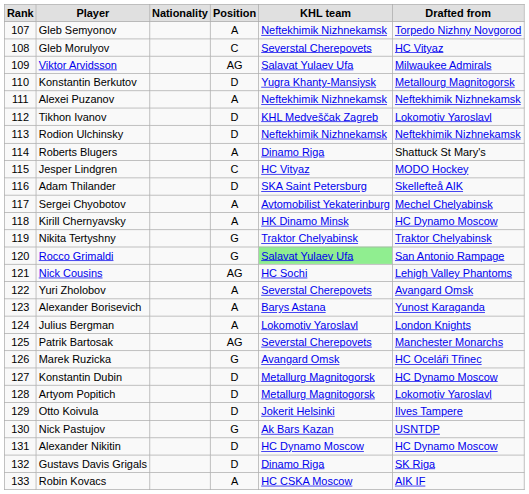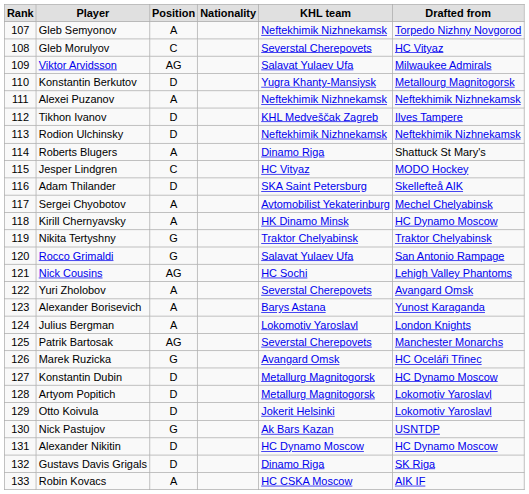columns swapped: (235, 13) <-> (180, 13)
(443, 117) Lokomotiv Yaroslavl -> (429, 117) Ilves Tampere
(307, 256) lightgreen background -> (307, 256) no background
(429, 412) Ilves Tampere -> (443, 412) Lokomotiv Yaroslavl
